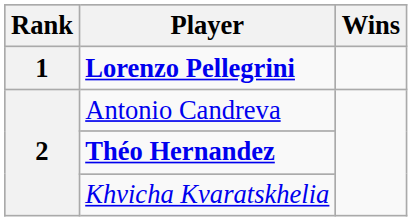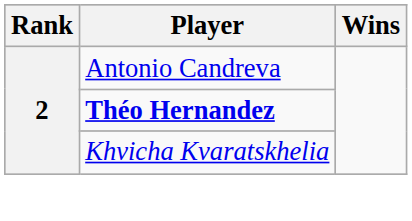- row: (190, 67)
